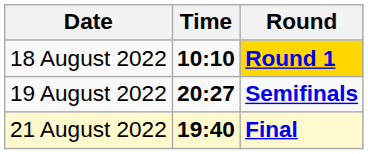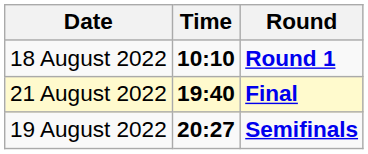(290, 58) gold background -> (290, 58) no background
rows swapped: (88, 93) <-> (88, 129)
